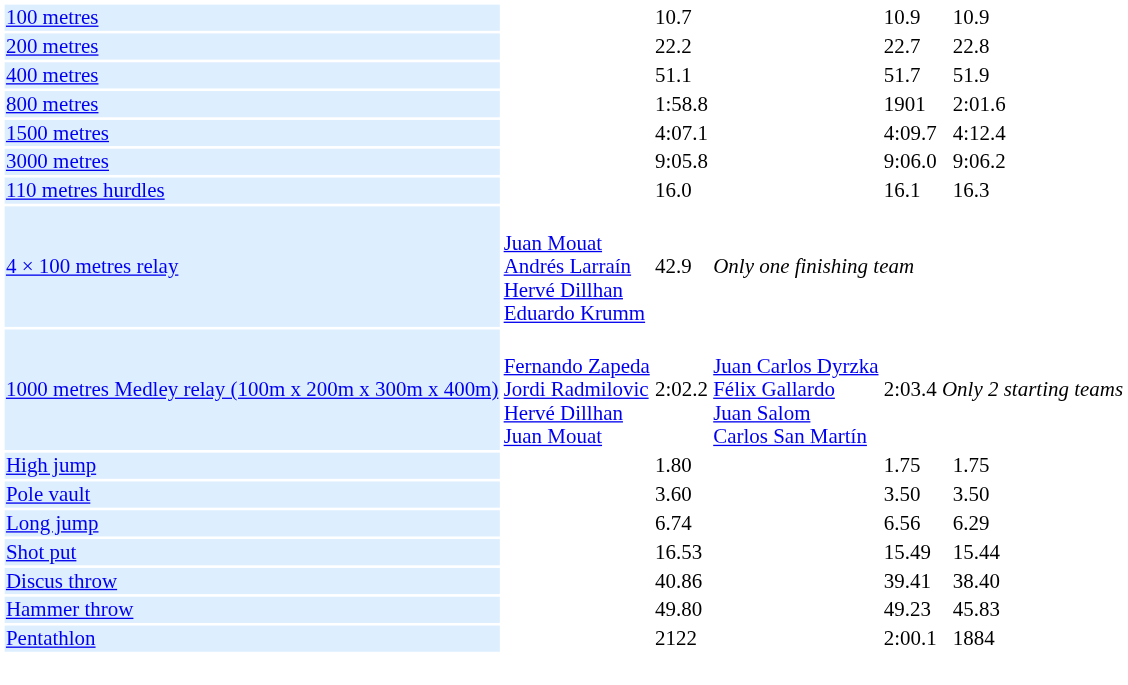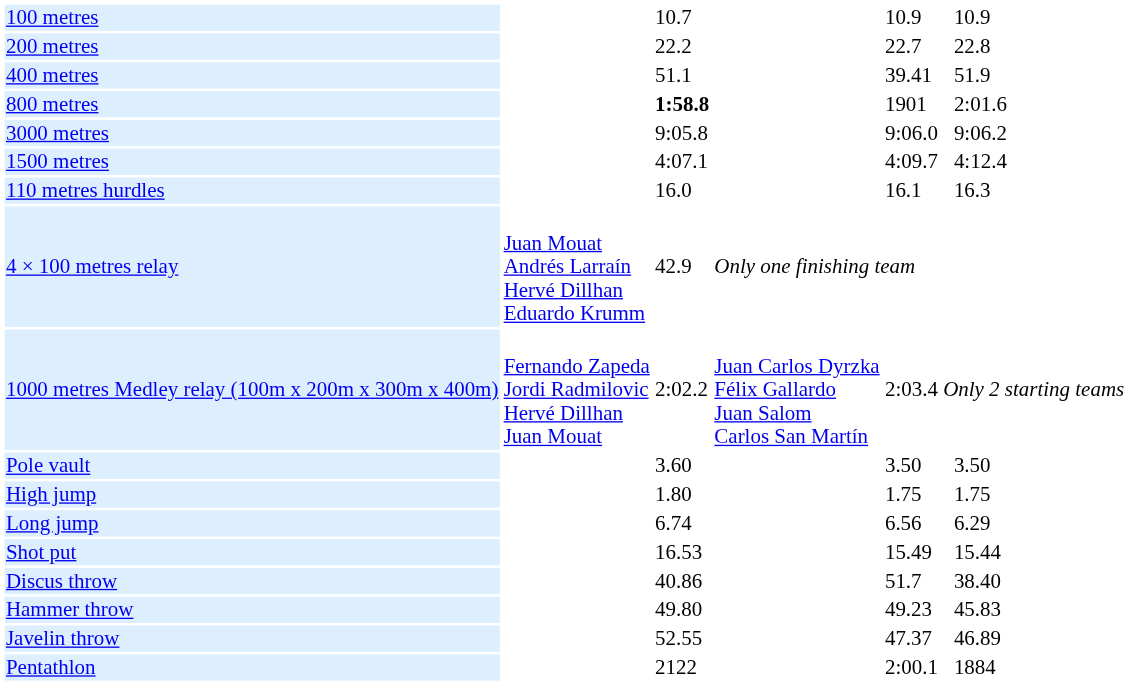(902, 75) 51.7 -> (908, 75) 39.41
(681, 104) normal -> (682, 104) bold
rows swapped: (57, 132) <-> (57, 161)
rows swapped: (51, 465) <-> (48, 494)
(907, 580) 39.41 -> (903, 580) 51.7
+ row: (63, 638)
